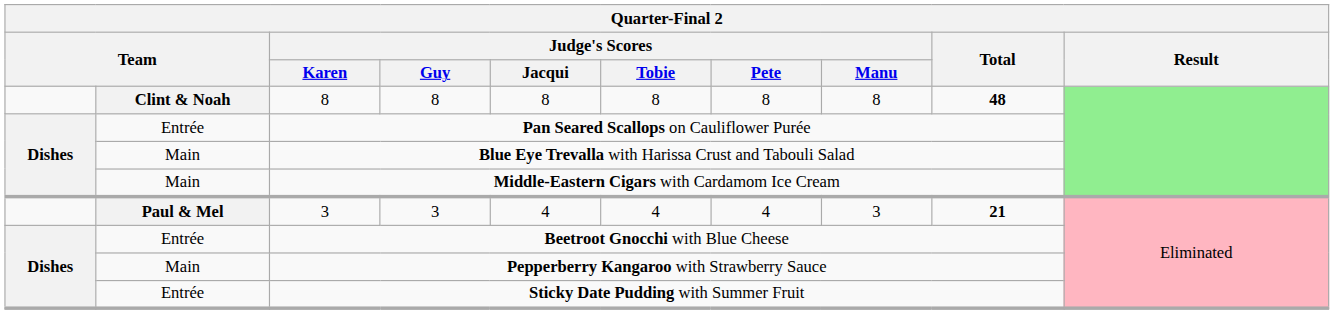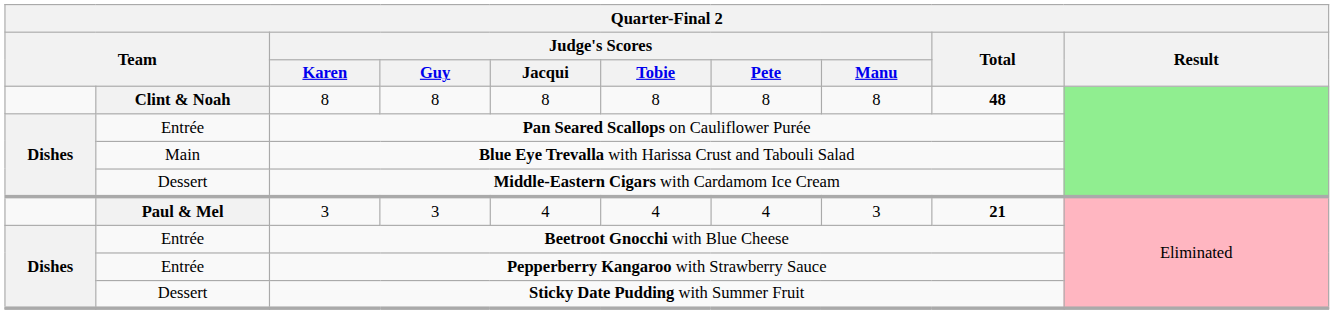(183, 182) Main -> (183, 182) Dessert
(183, 266) Main -> (183, 266) Entrée
(183, 293) Entrée -> (183, 293) Dessert
